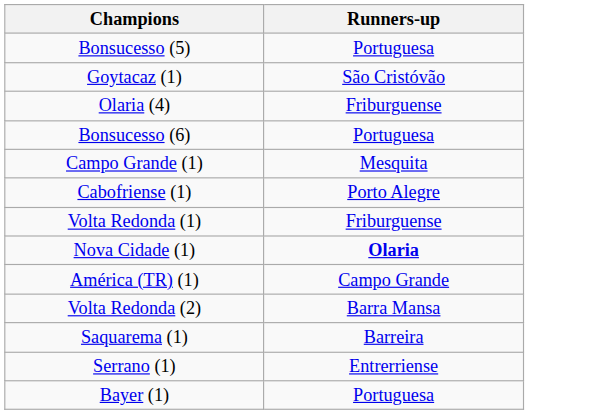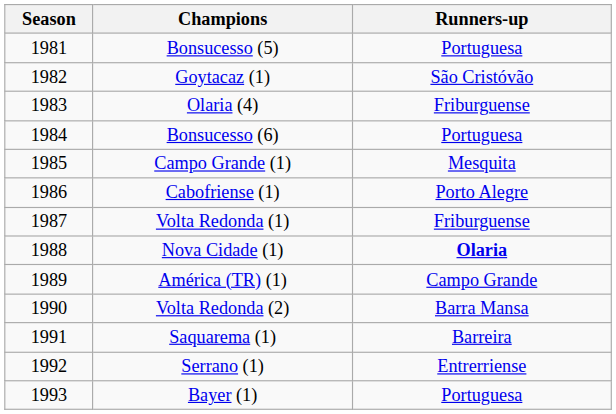+ column: (49, 18)
